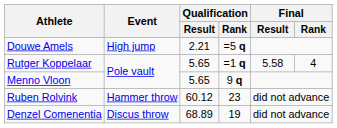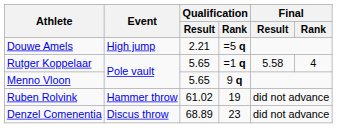(199, 98) 60.12 -> (199, 98) 61.02
(235, 98) 23 -> (235, 98) 19
(235, 115) 19 -> (235, 115) 23
